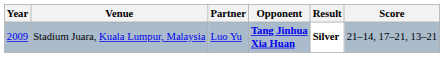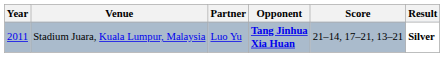columns swapped: (392, 13) <-> (327, 13)
(18, 37) 2009 -> (18, 37) 2011
